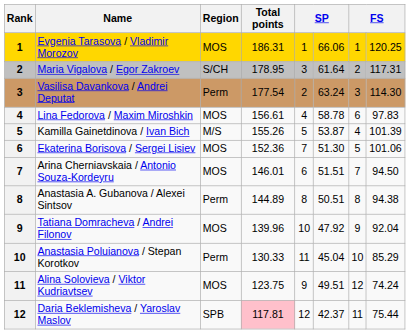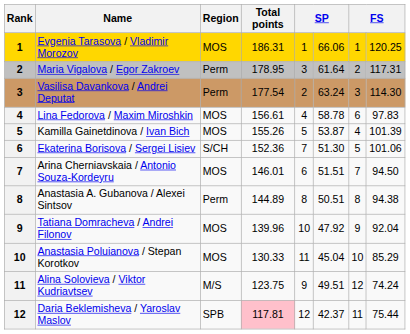(215, 70) S/CH -> (215, 70) Perm
(212, 132) M/S -> (215, 132) MOS
(215, 148) MOS -> (215, 148) S/CH
(215, 257) Perm -> (215, 257) MOS
(215, 286) MOS -> (212, 286) M/S
